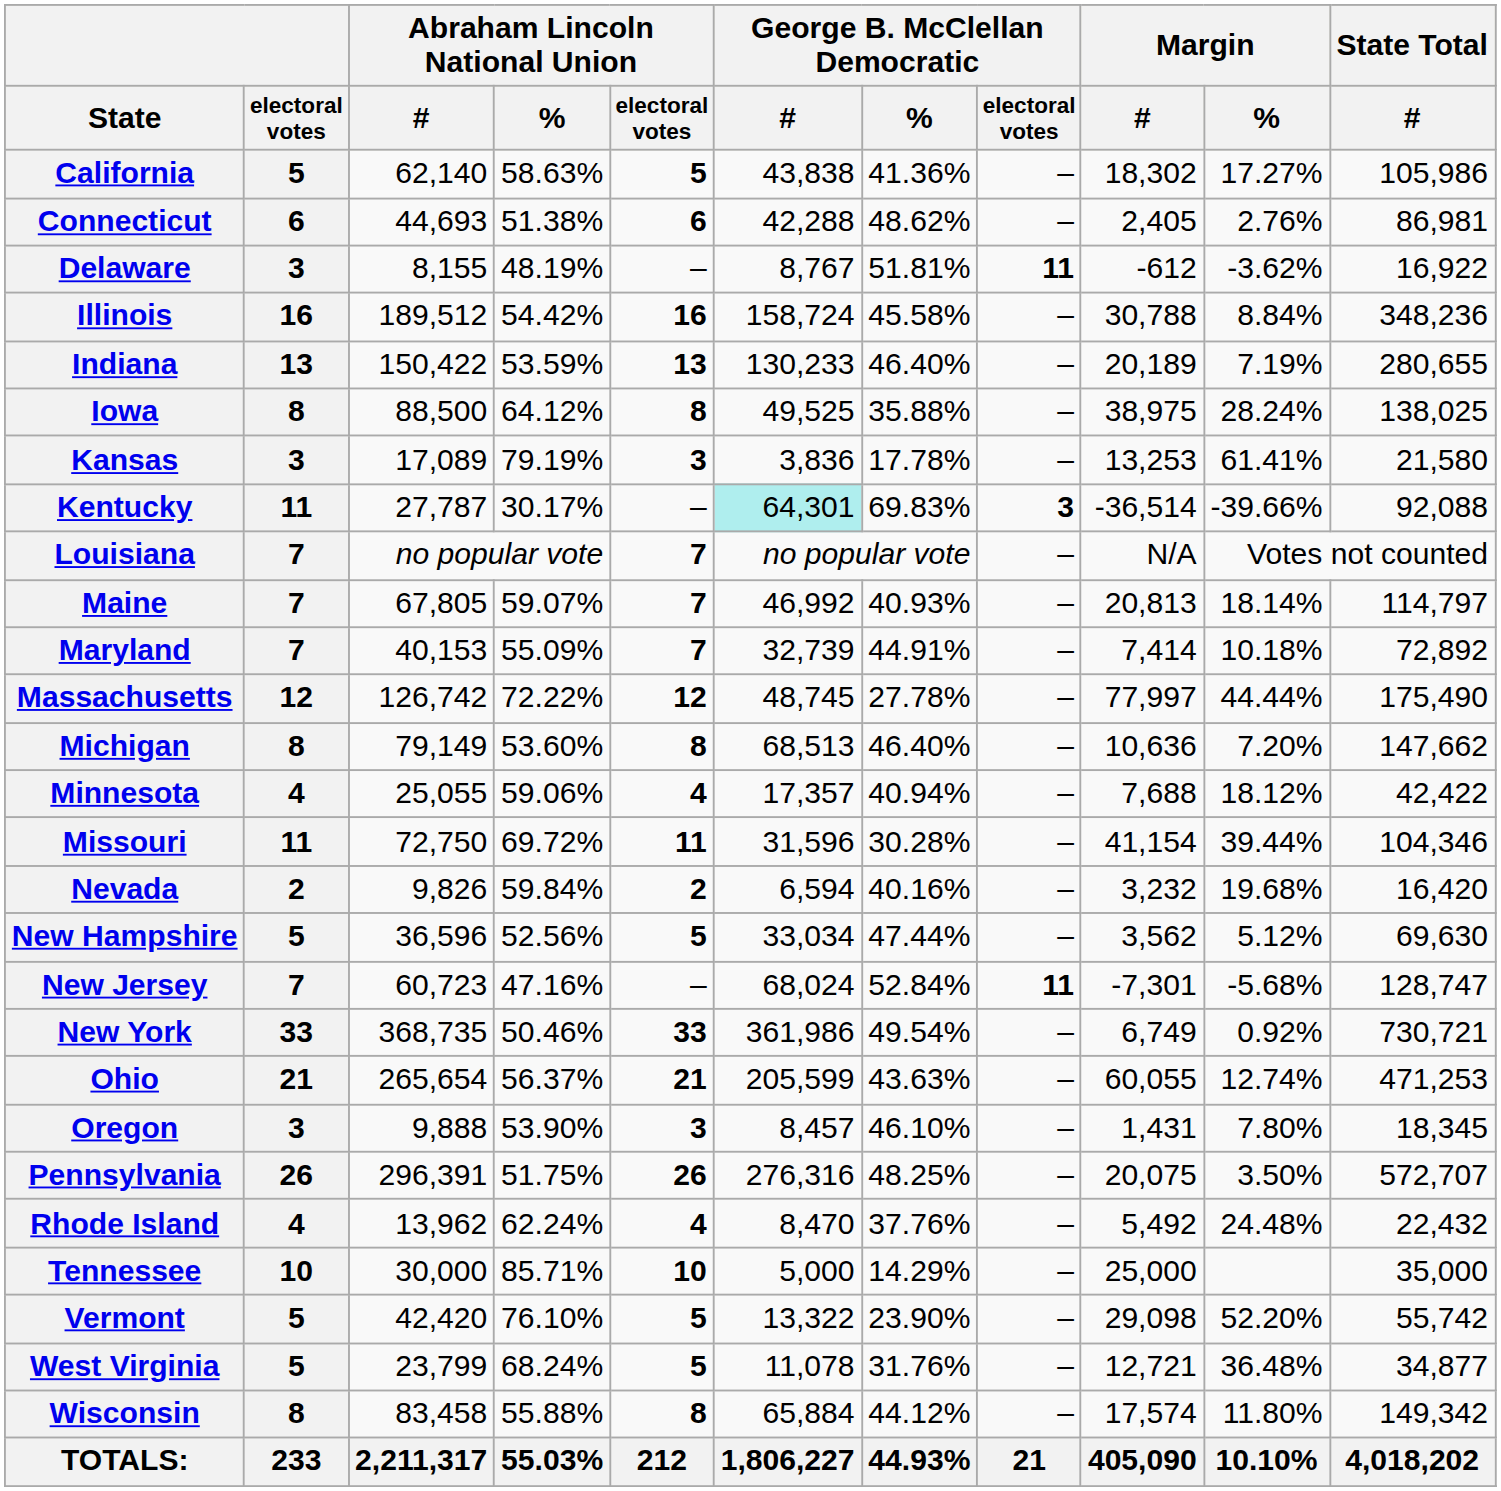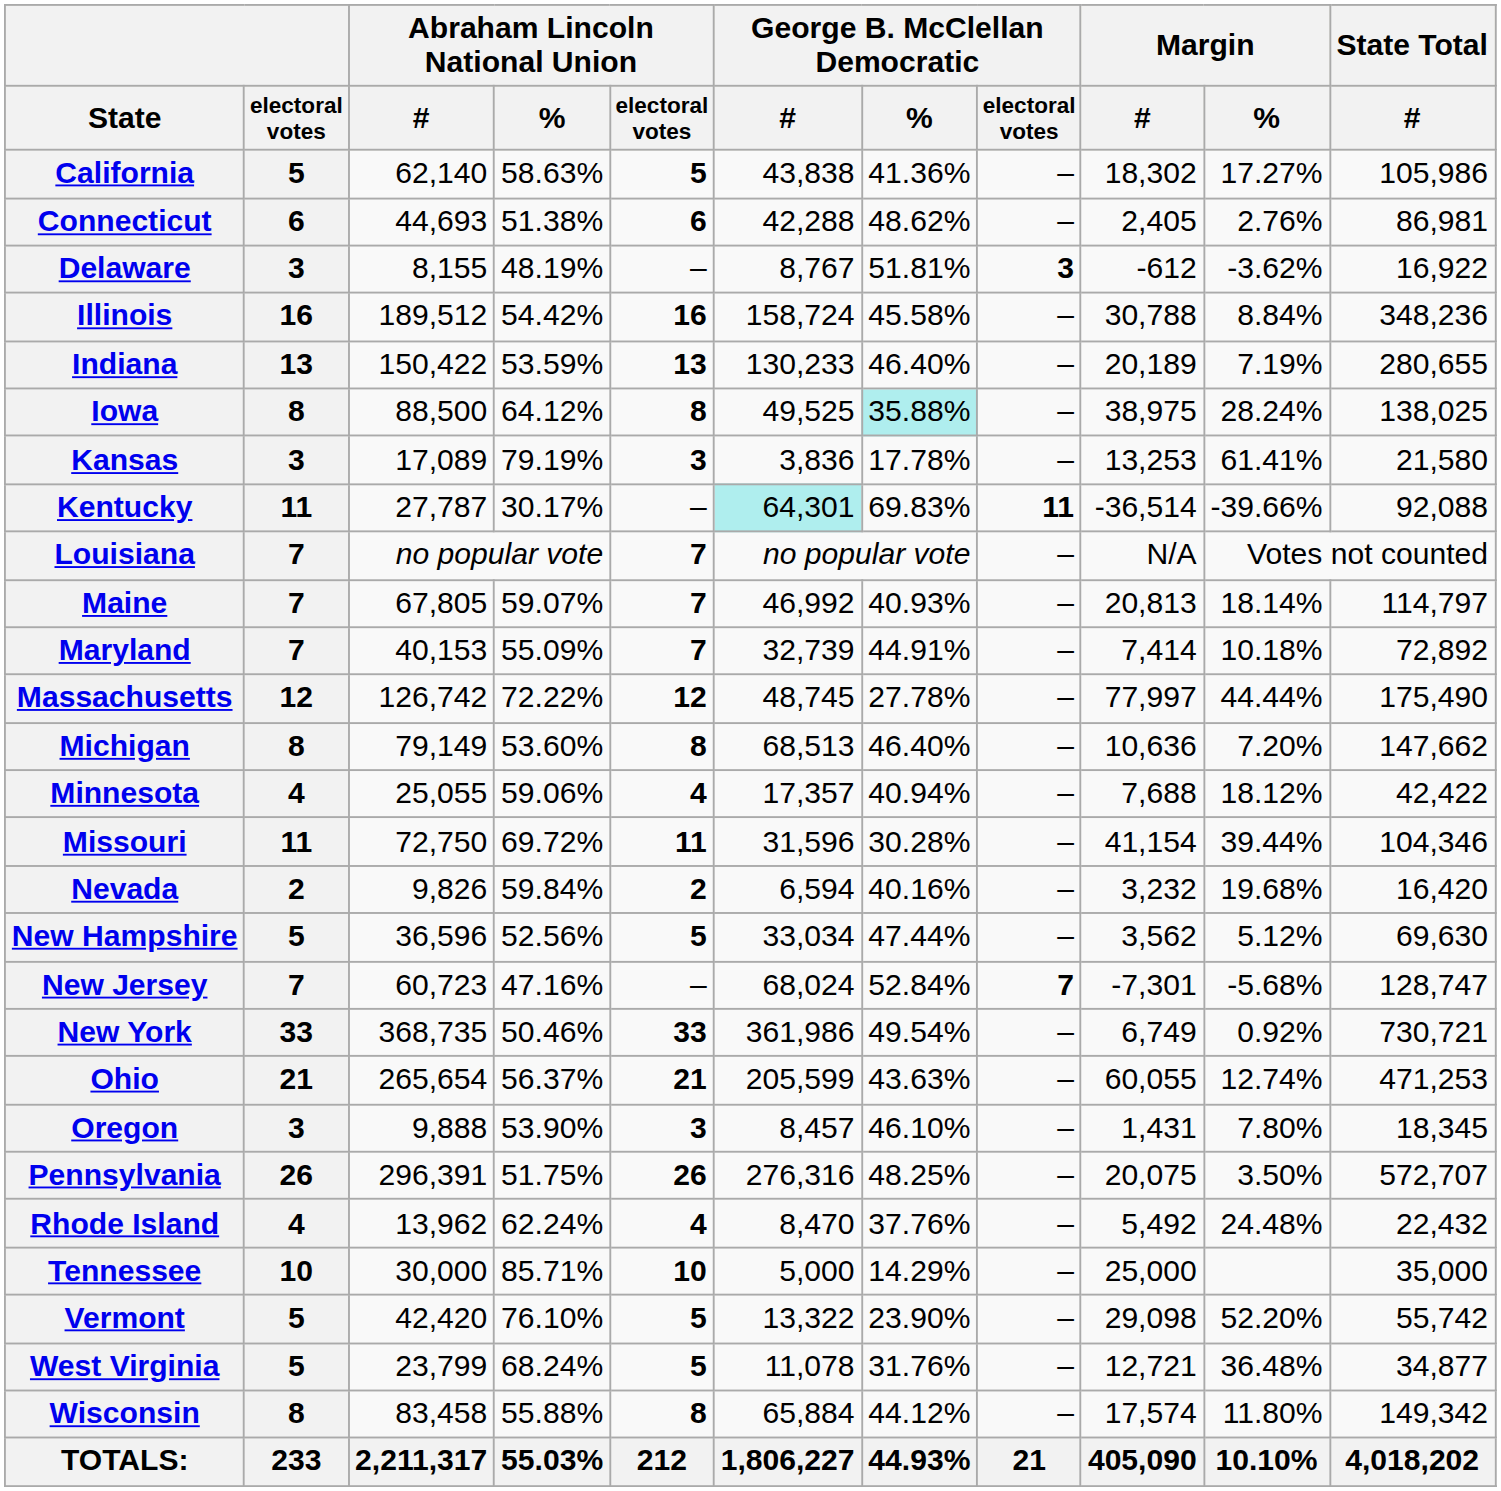(1058, 268) 11 -> (1066, 268) 3
(919, 411) no background -> (919, 411) paleturquoise background
(1066, 507) 3 -> (1058, 507) 11
(1058, 984) 11 -> (1066, 984) 7
